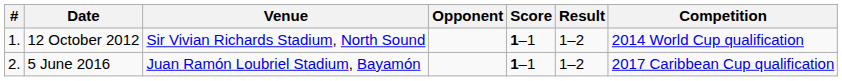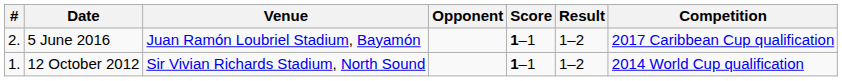rows swapped: (83, 40) <-> (69, 64)
